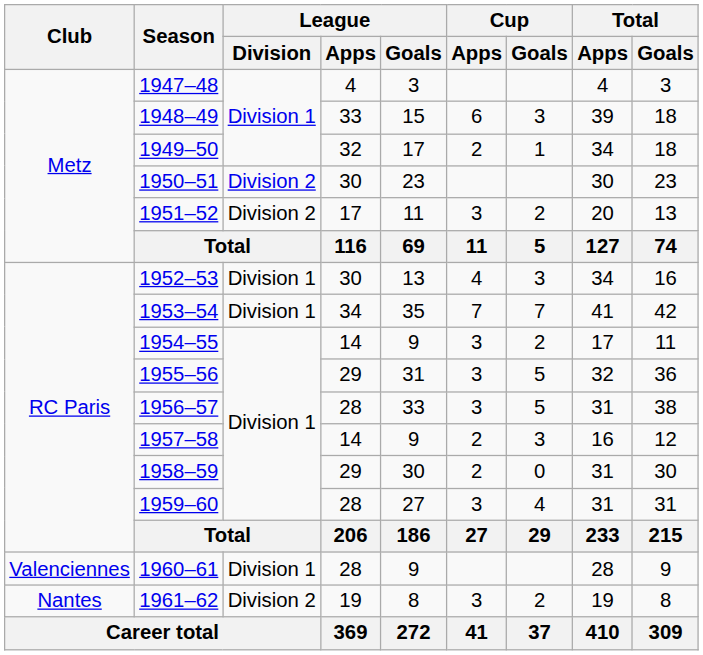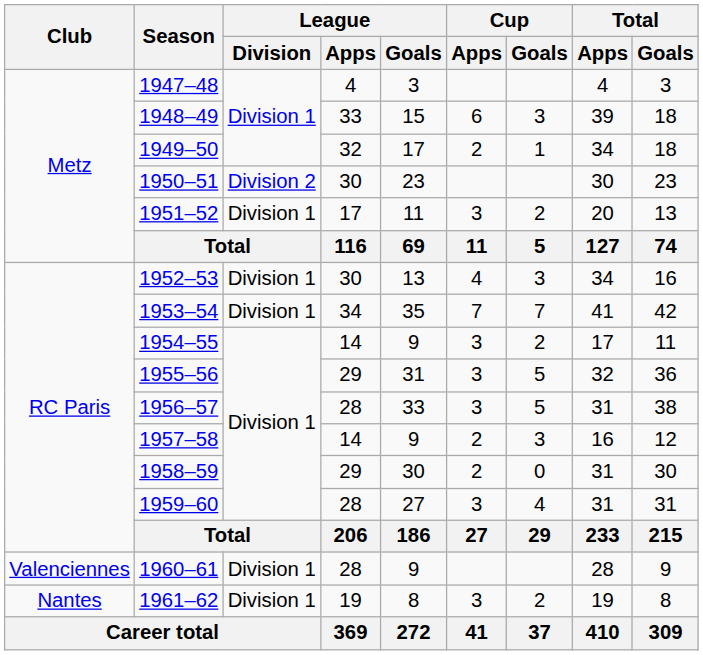(272, 213) Division 2 -> (272, 213) Division 1
(272, 600) Division 2 -> (272, 600) Division 1
